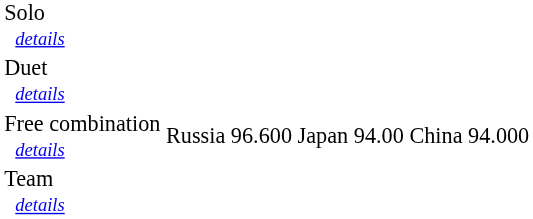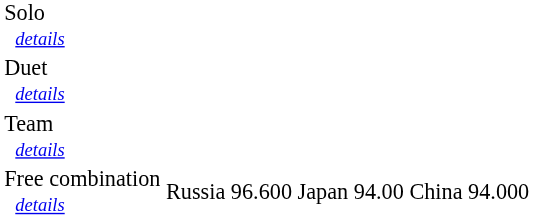rows swapped: (34, 191) <-> (82, 136)
